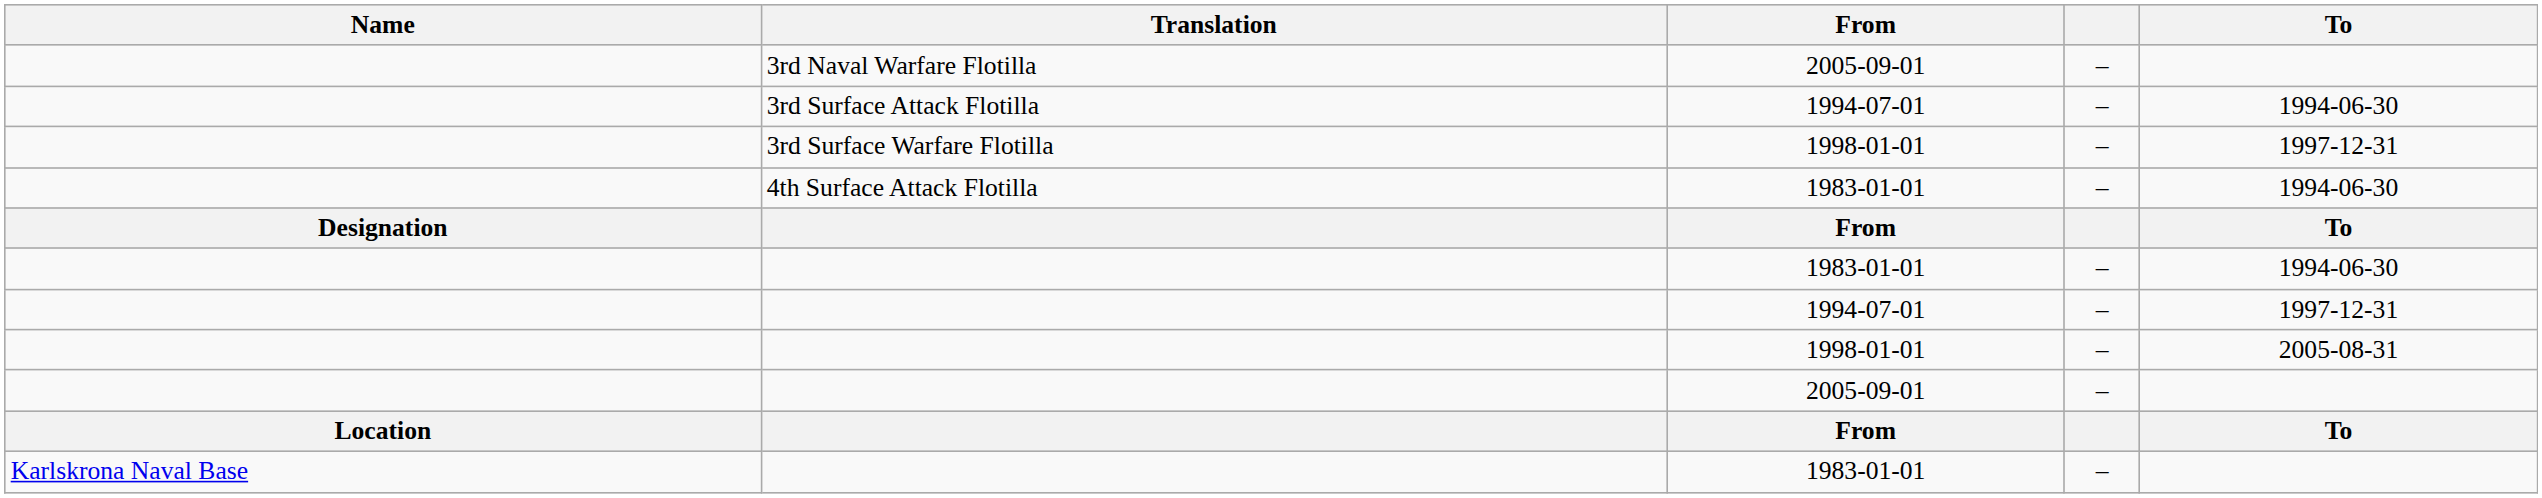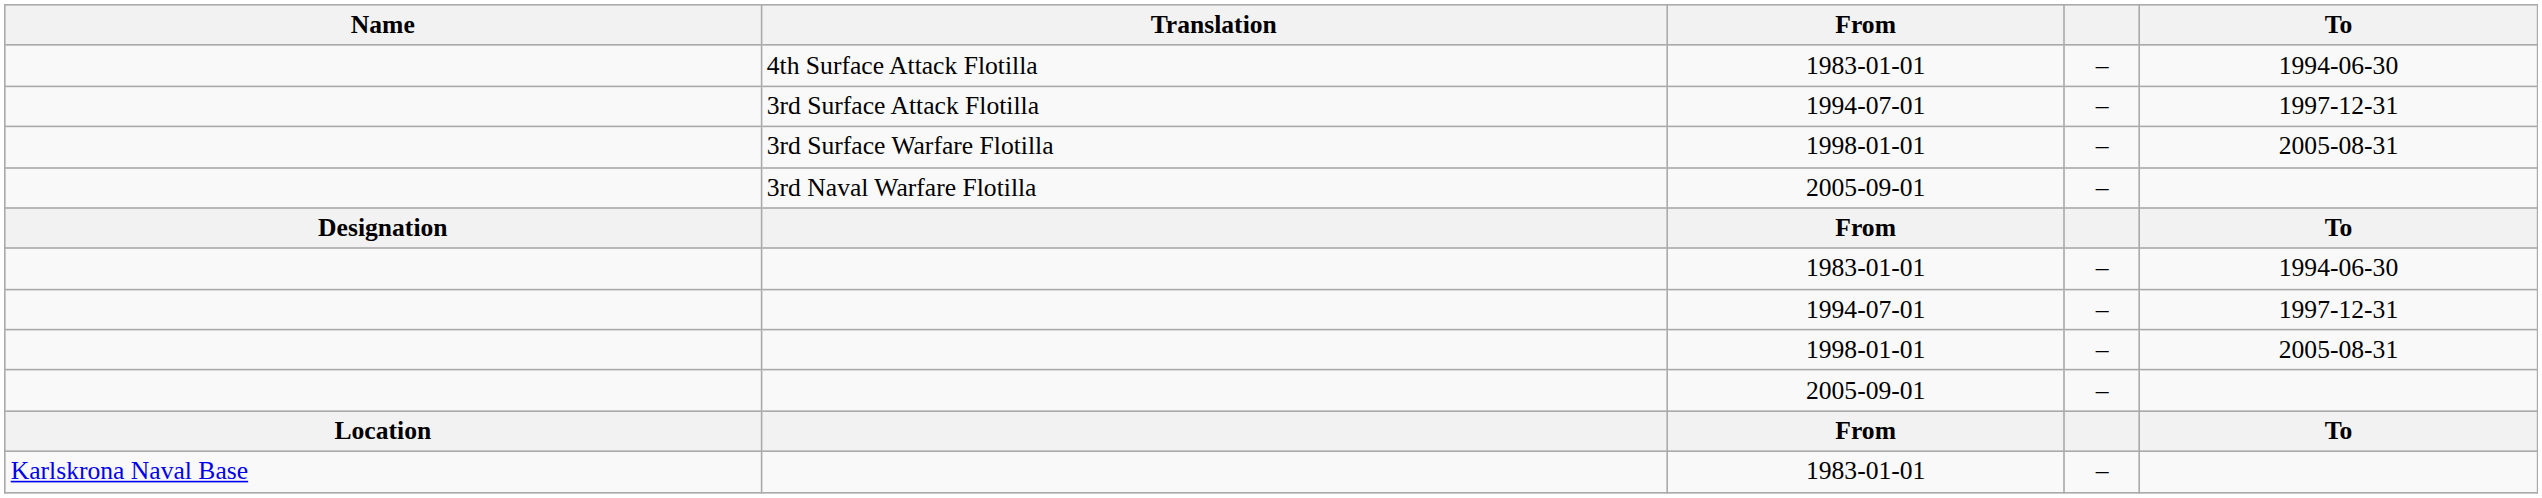rows swapped: (902, 187) <-> (902, 65)
(2338, 106) 1994-06-30 -> (2338, 106) 1997-12-31
(2338, 146) 1997-12-31 -> (2338, 146) 2005-08-31
